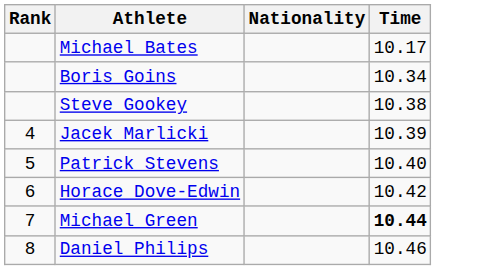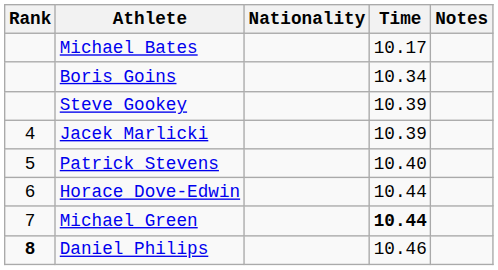+ column: (462, 19)
(400, 106) 10.38 -> (400, 106) 10.39
(400, 192) 10.42 -> (400, 192) 10.44
(30, 250) normal -> (30, 250) bold
